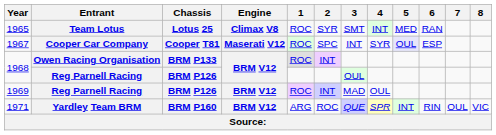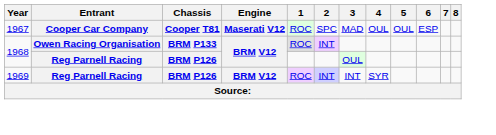- row: (18, 28)
(354, 44) INT -> (353, 28) MAD
(380, 44) SYR -> (378, 28) OUL
(406, 44) lavender background -> (403, 28) no background
(354, 91) MAD -> (353, 75) INT
(380, 91) OUL -> (378, 75) SYR
- row: (18, 107)
